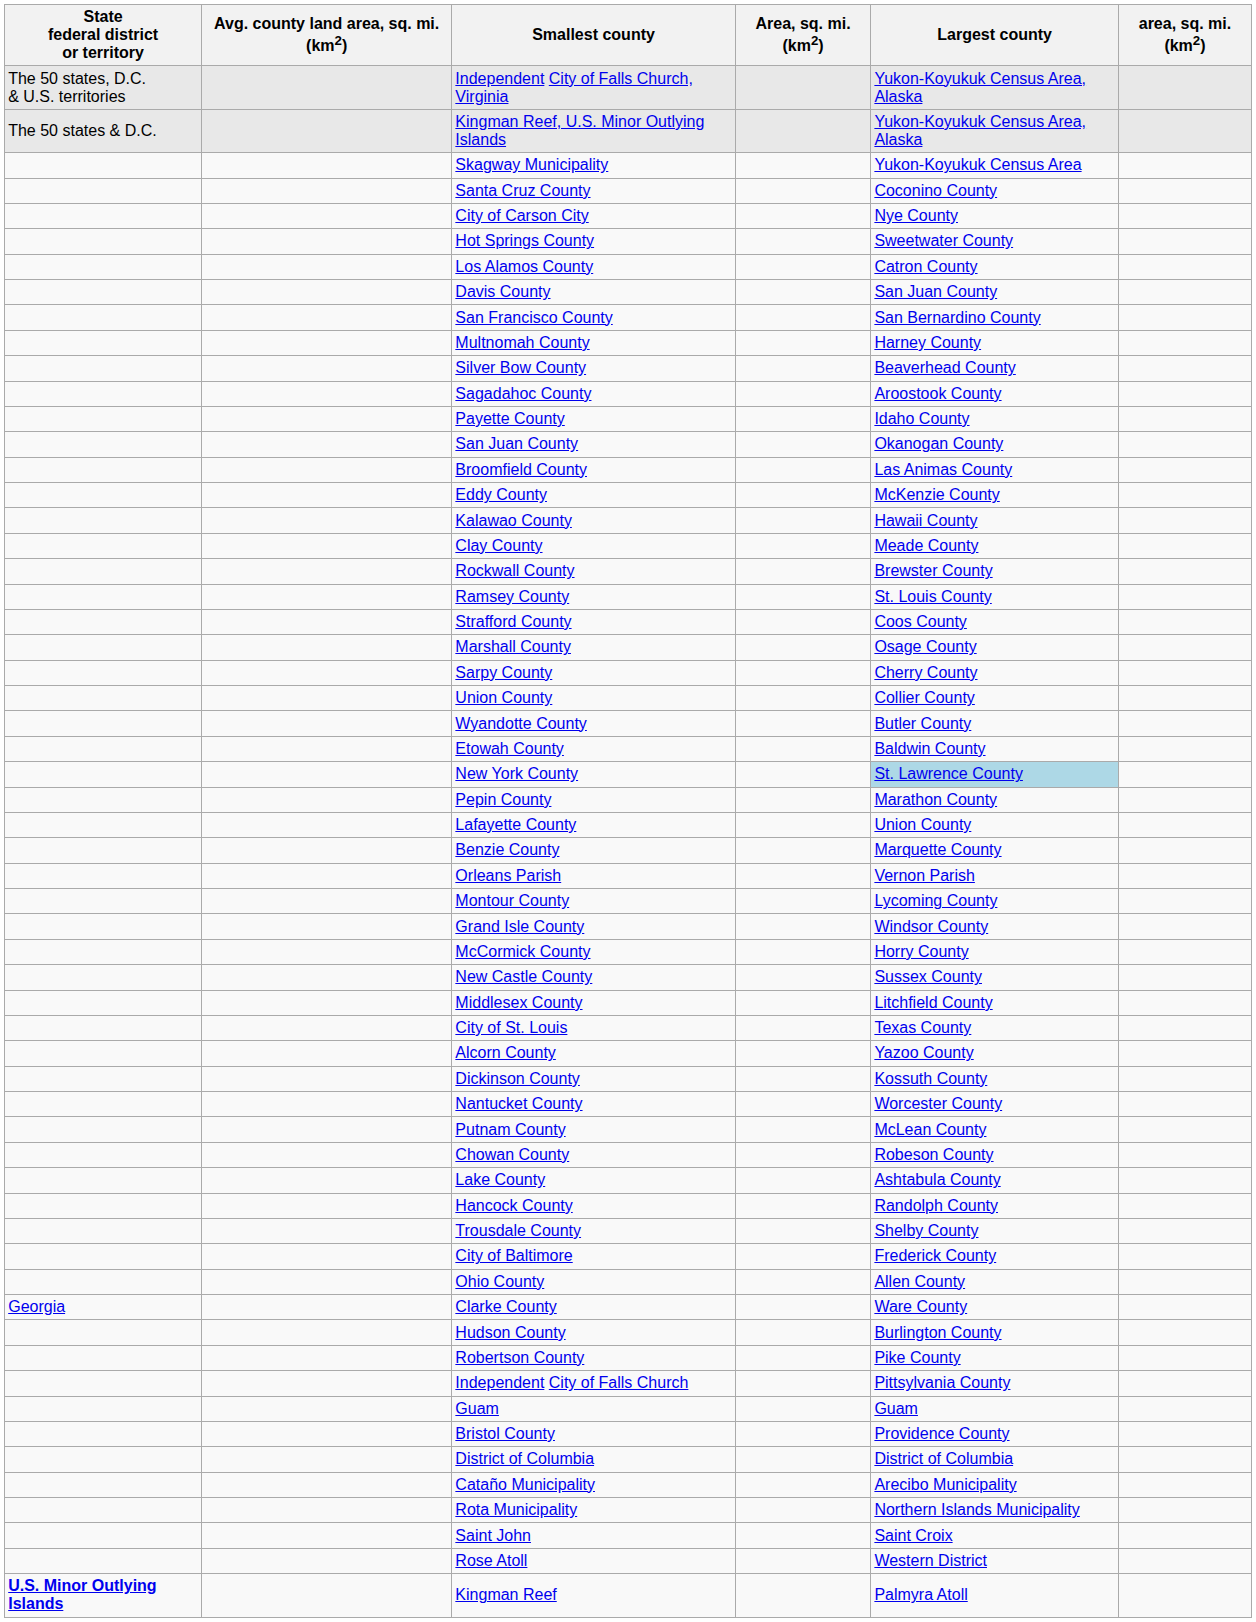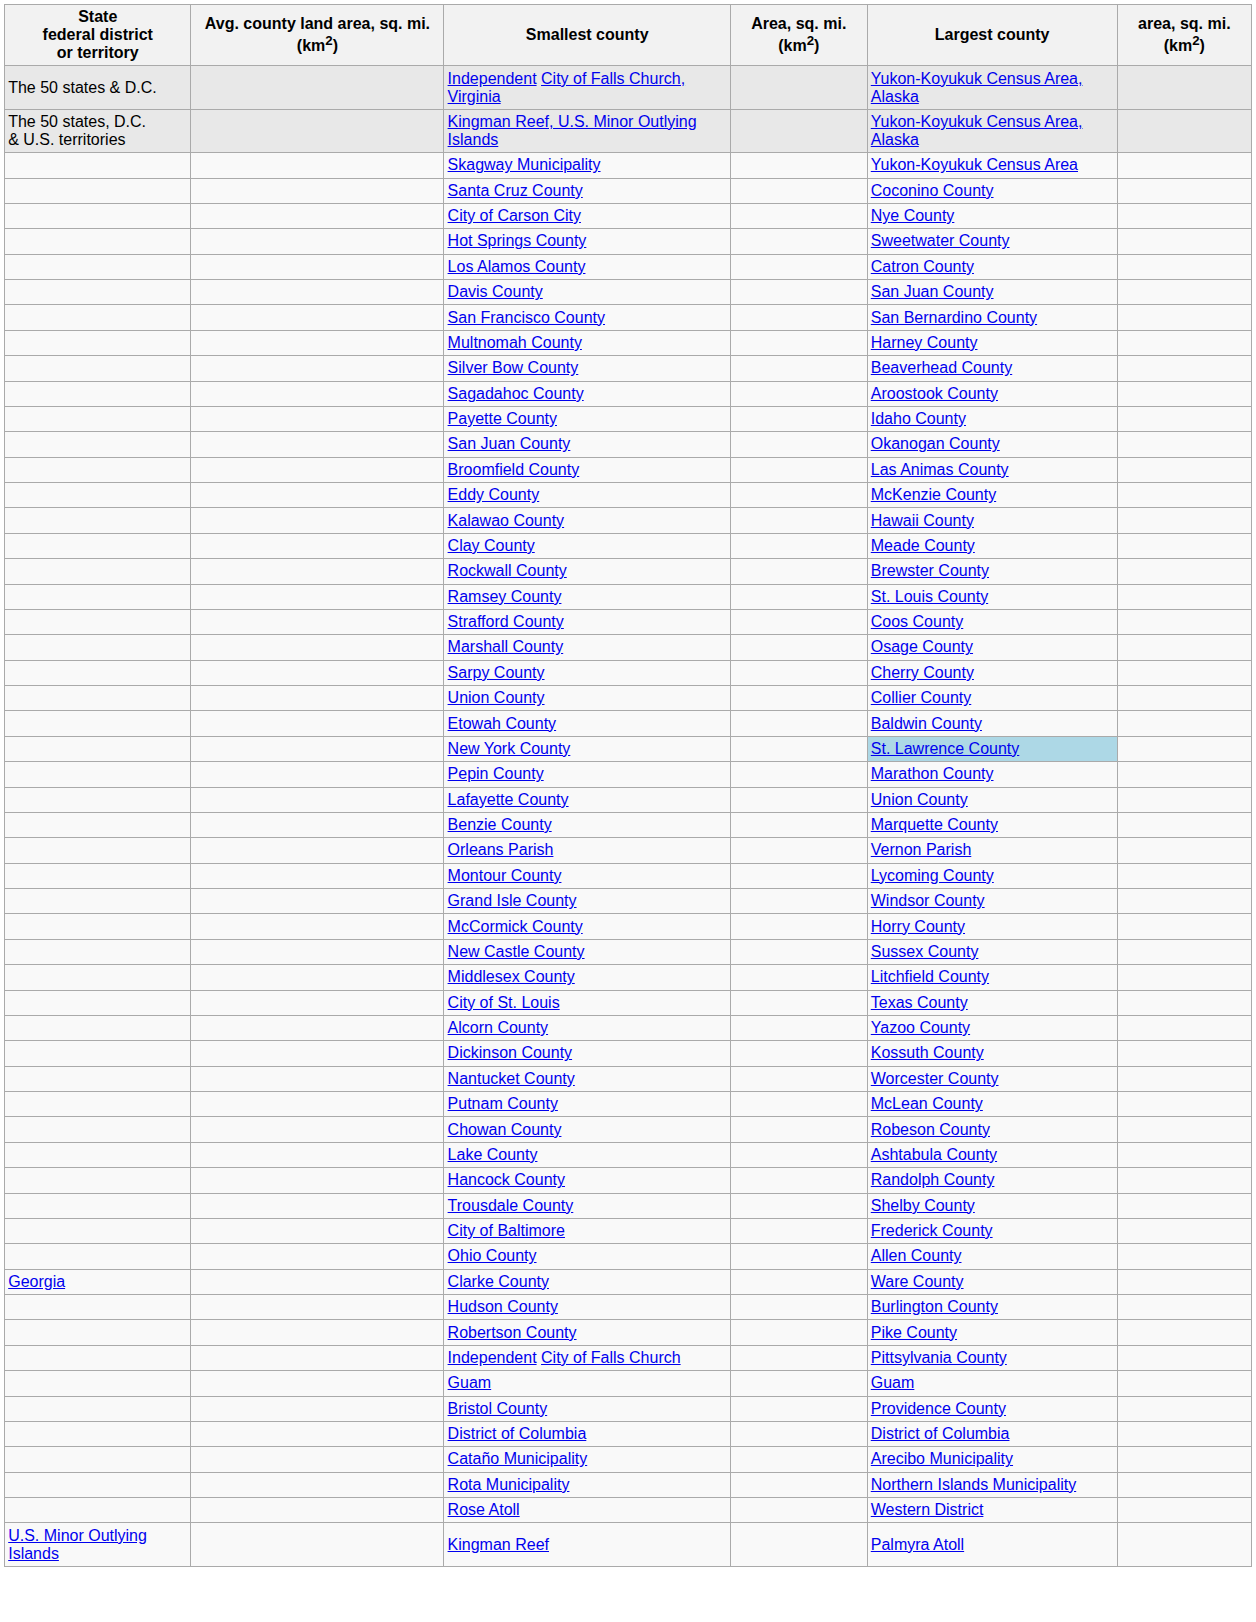(77, 87) The 50 states, D.C. & U.S. territories -> (82, 87) The 50 states & D.C.
(82, 130) The 50 states & D.C. -> (77, 130) The 50 states, D.C. & U.S. territories
- row: (521, 723)
- row: (493, 1535)
(82, 1595) bold -> (78, 1544) normal
